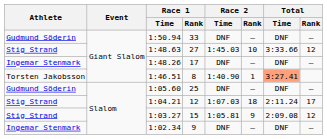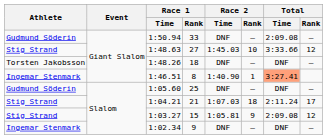(282, 36) DNF -> (282, 36) 2:09.08
(43, 62) Ingemar Stenmark -> (46, 62) Torsten Jakobsson
(194, 62) 17 -> (194, 62) 18
(46, 75) Torsten Jakobsson -> (43, 75) Ingemar Stenmark
(194, 101) 12 -> (194, 101) 21
